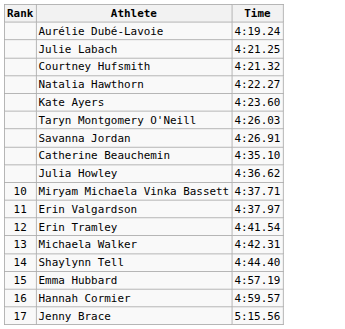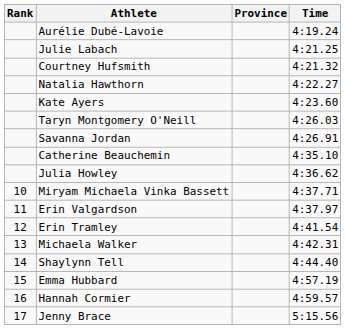+ column: (261, 13)
